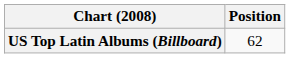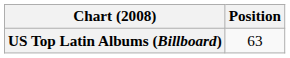(255, 40) 62 -> (255, 40) 63
